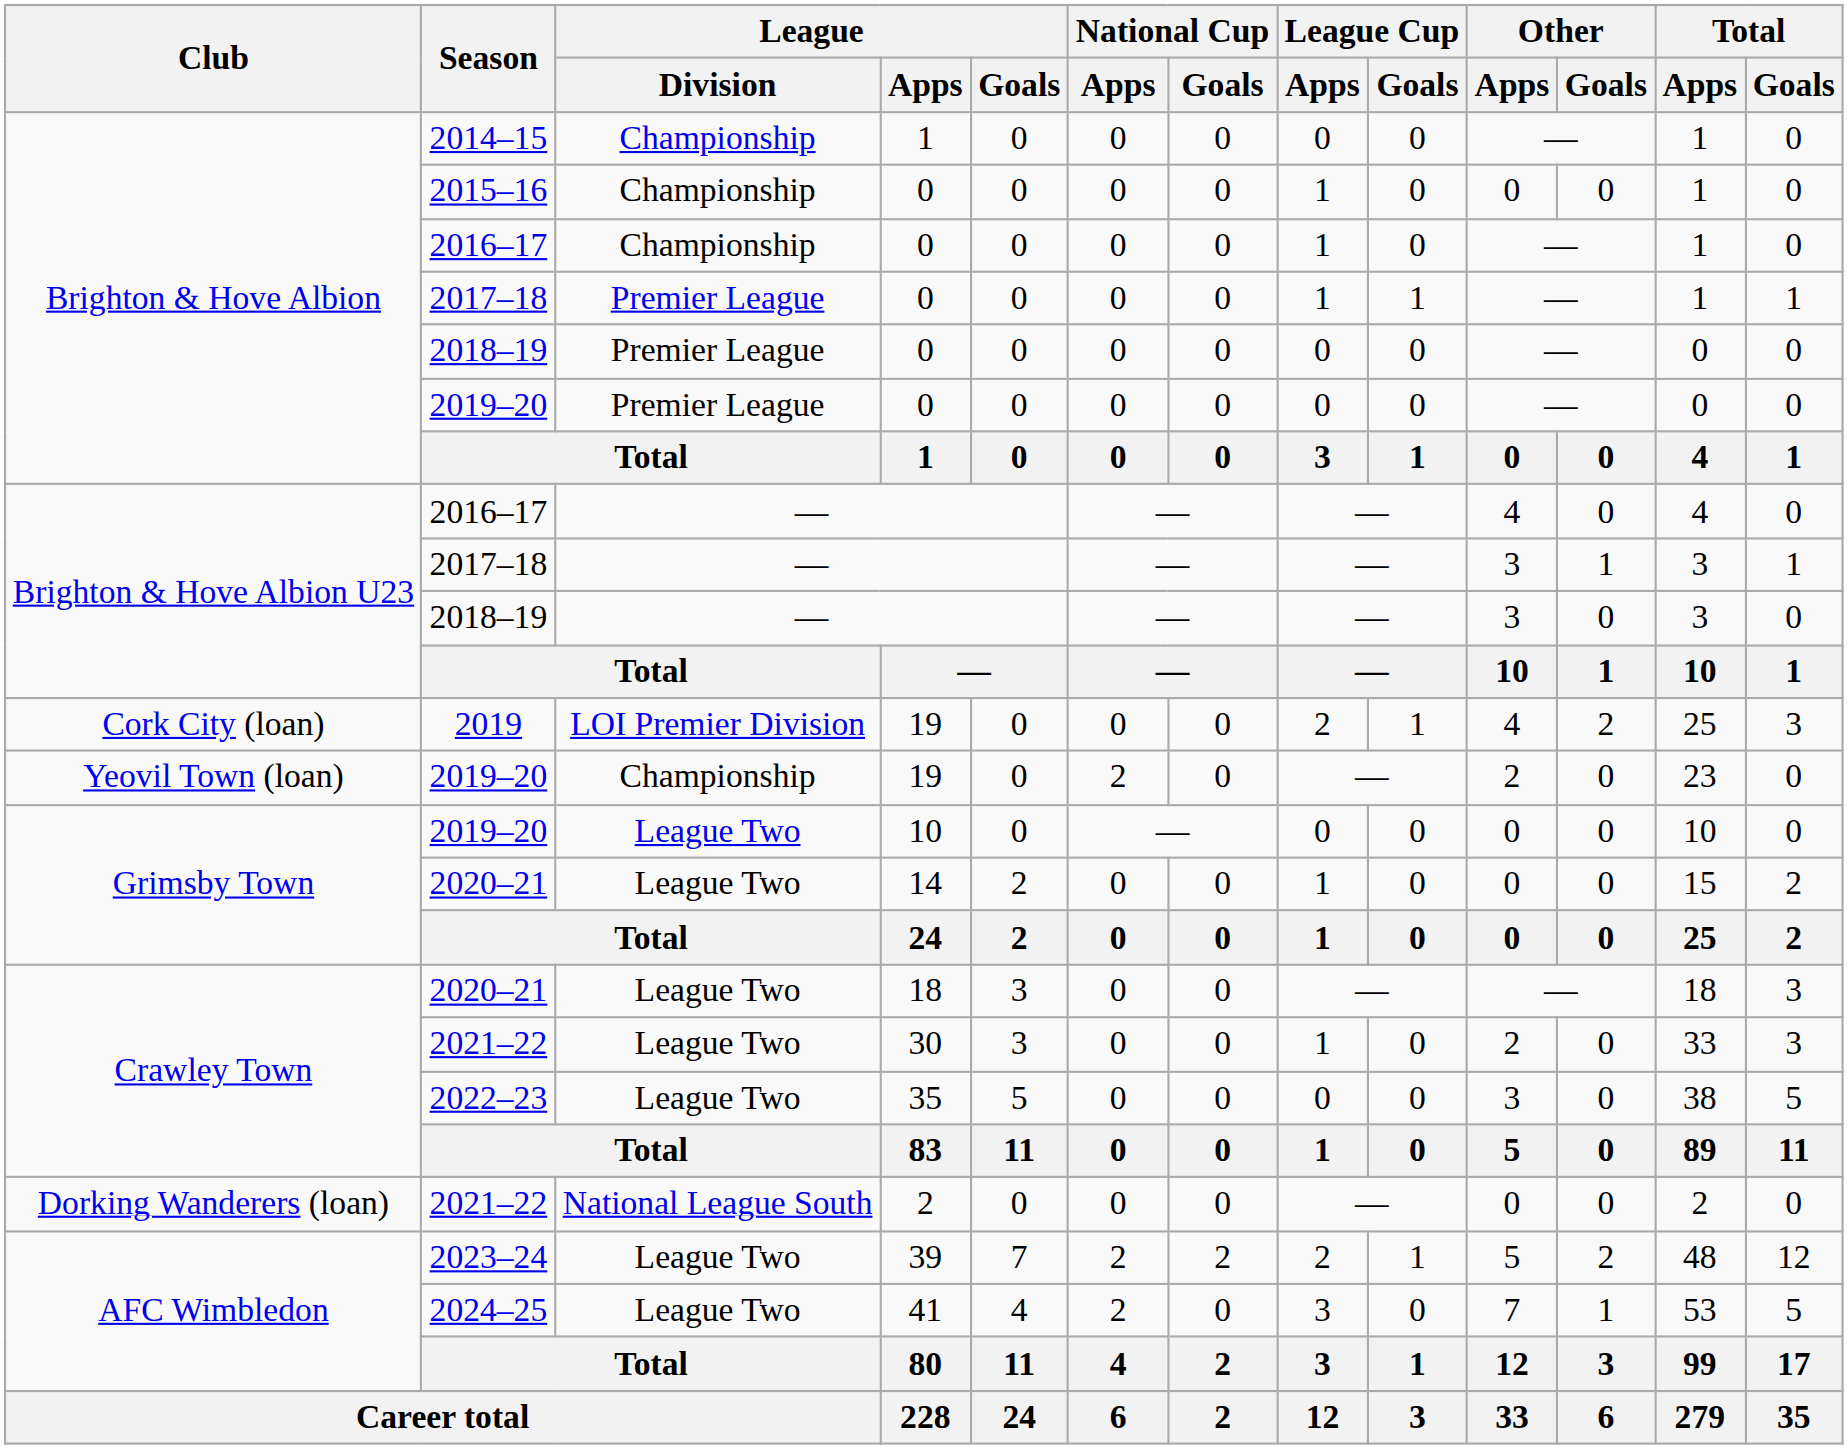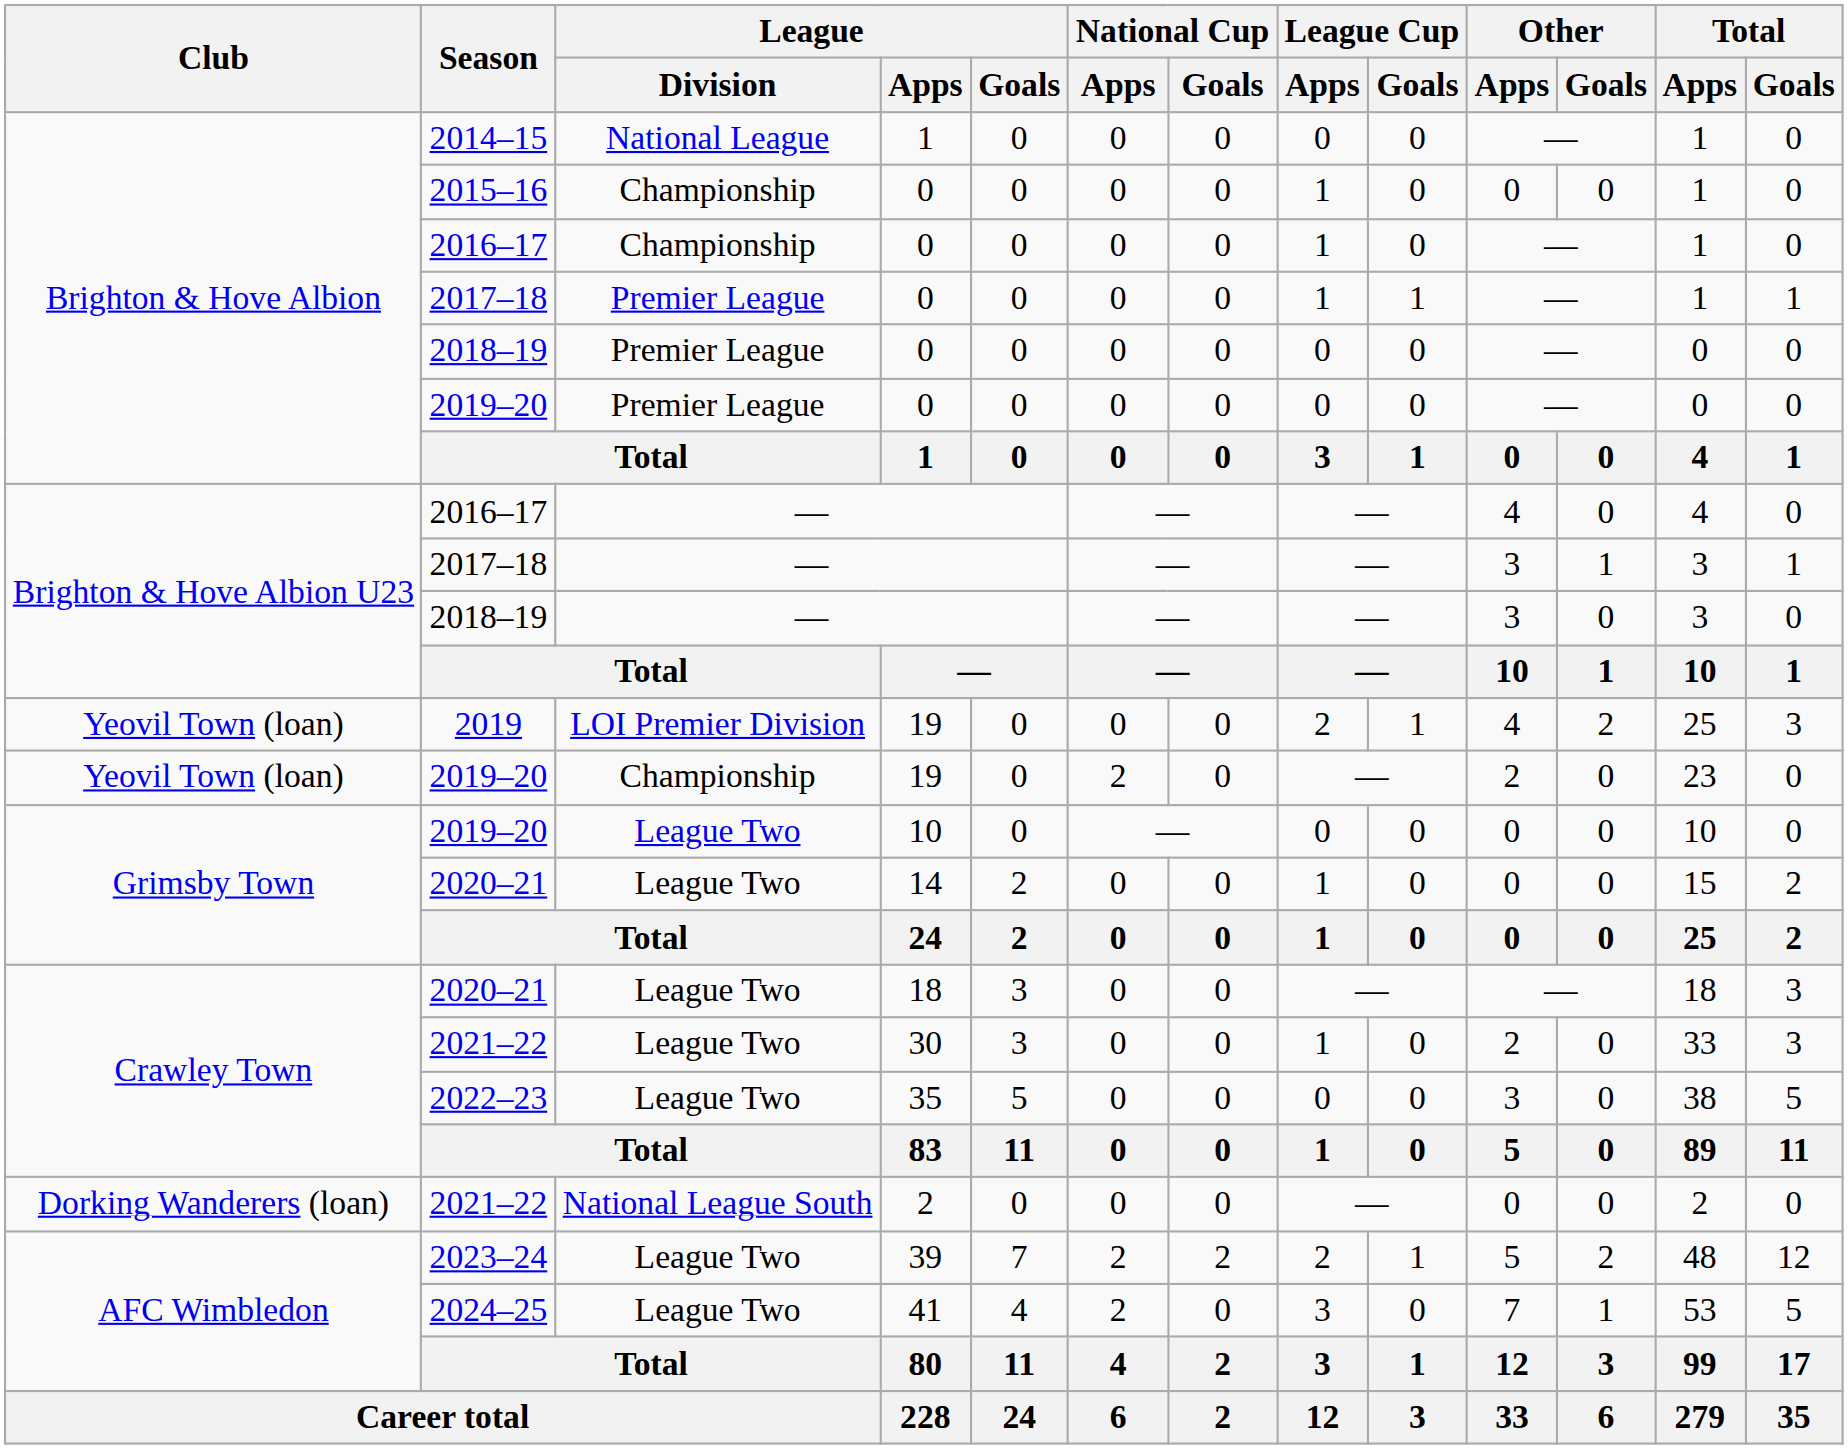(718, 137) Championship -> (718, 137) National League
(213, 723) Cork City (loan) -> (213, 723) Yeovil Town (loan)
